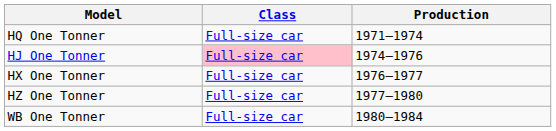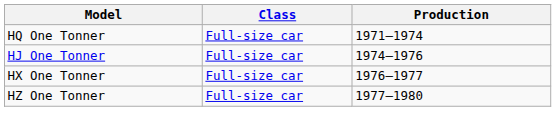(254, 55) pink background -> (254, 55) no background
- row: (56, 116)
